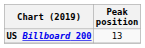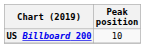(117, 36) 13 -> (117, 36) 10
